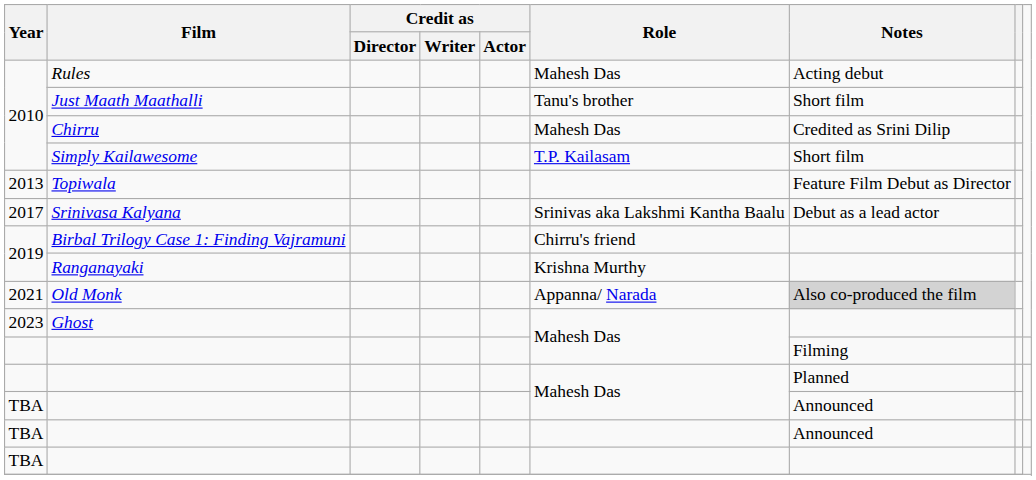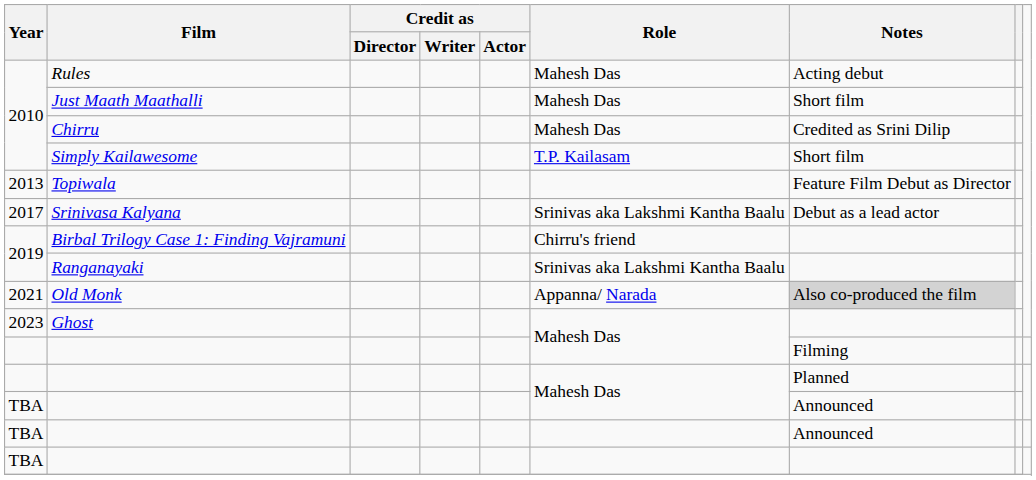(584, 101) Tanu's brother -> (577, 101) Mahesh Das
(590, 267) Krishna Murthy -> (659, 267) Srinivas aka Lakshmi Kantha Baalu
